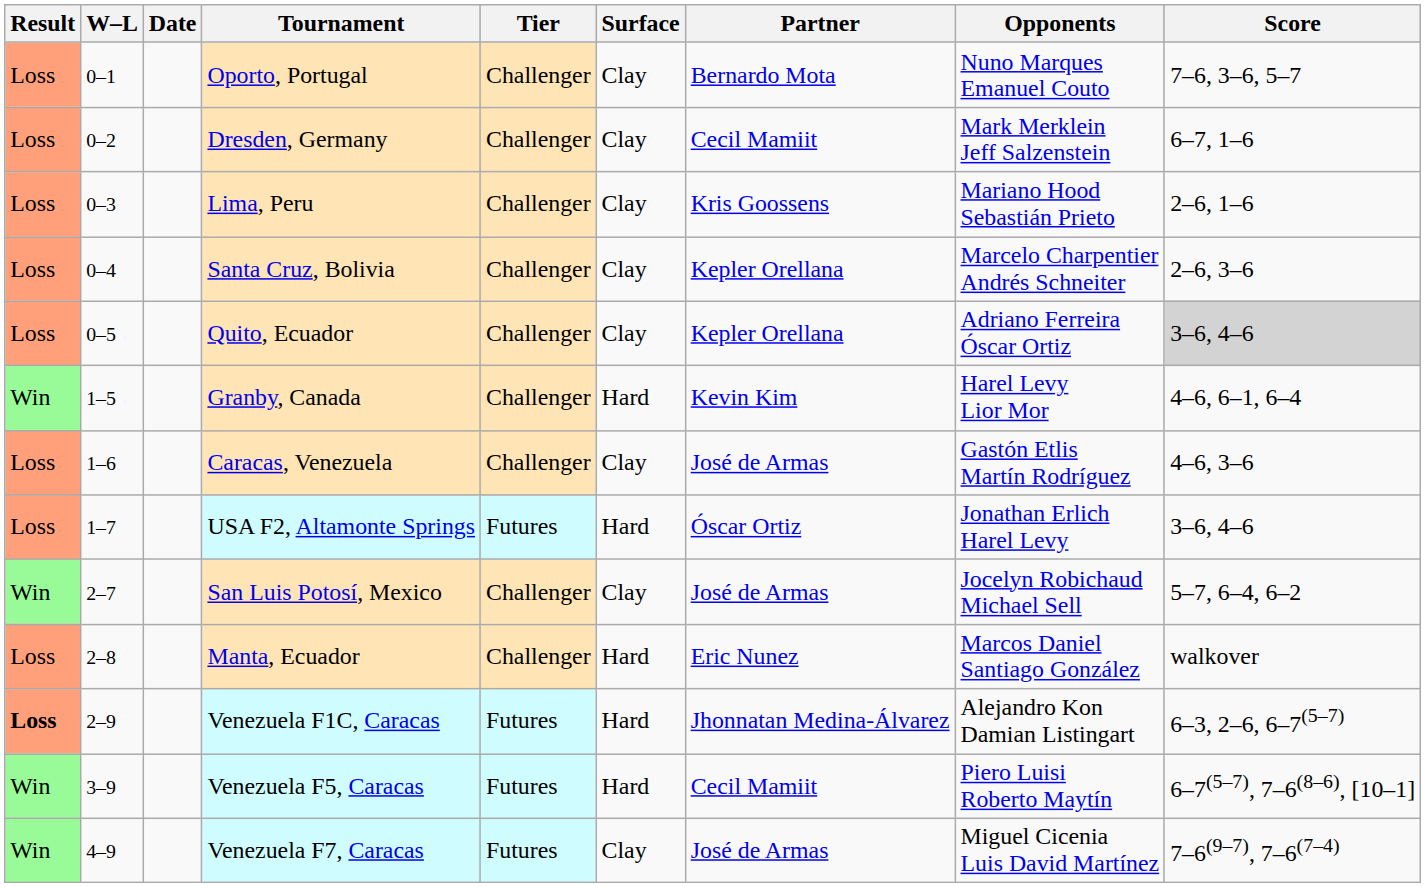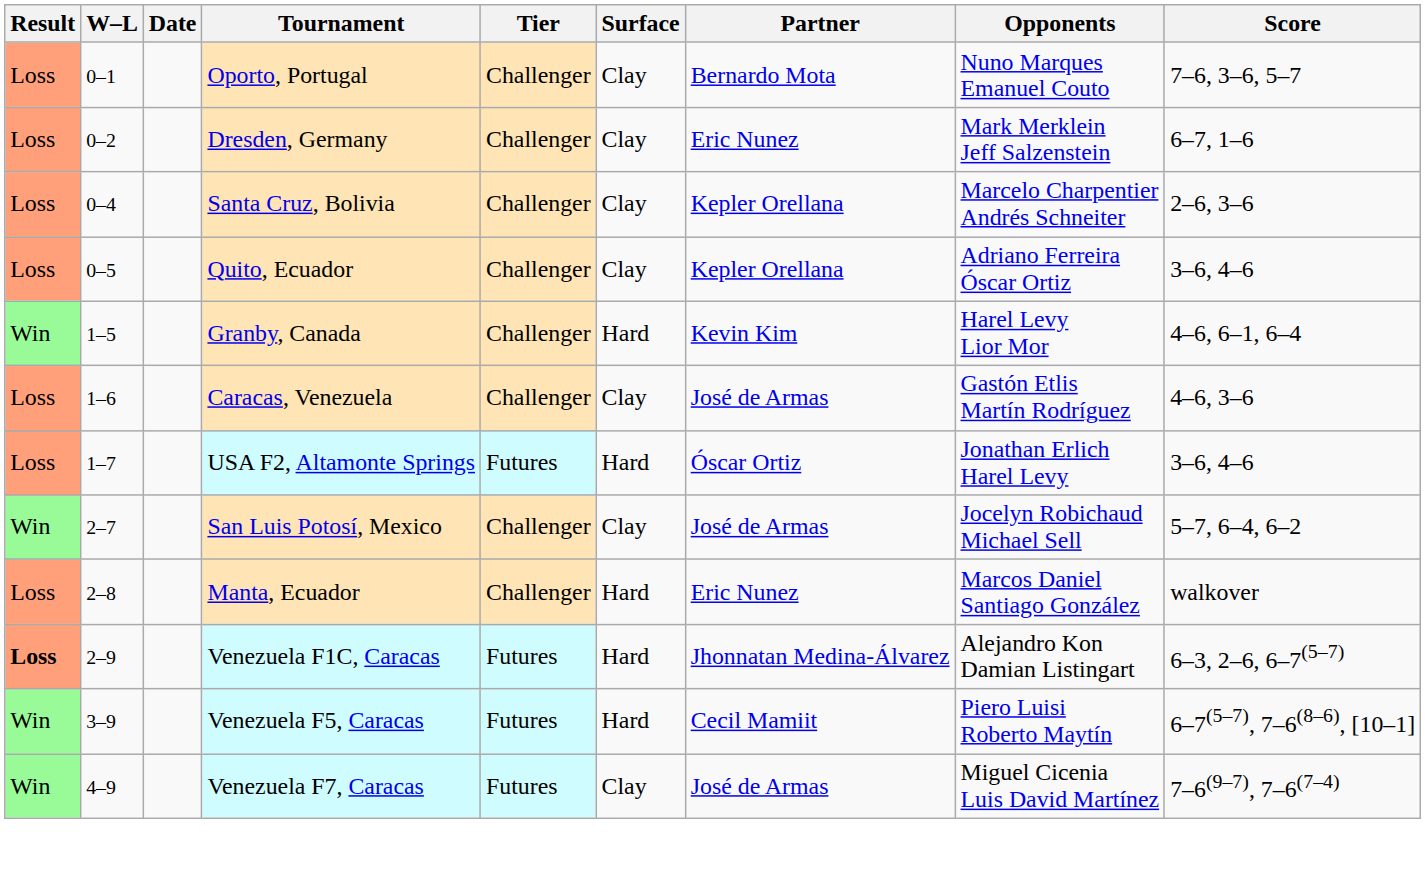(754, 139) Cecil Mamiit -> (745, 139) Eric Nunez
- row: (260, 203)
(1212, 333) lightgrey background -> (1212, 268) no background
